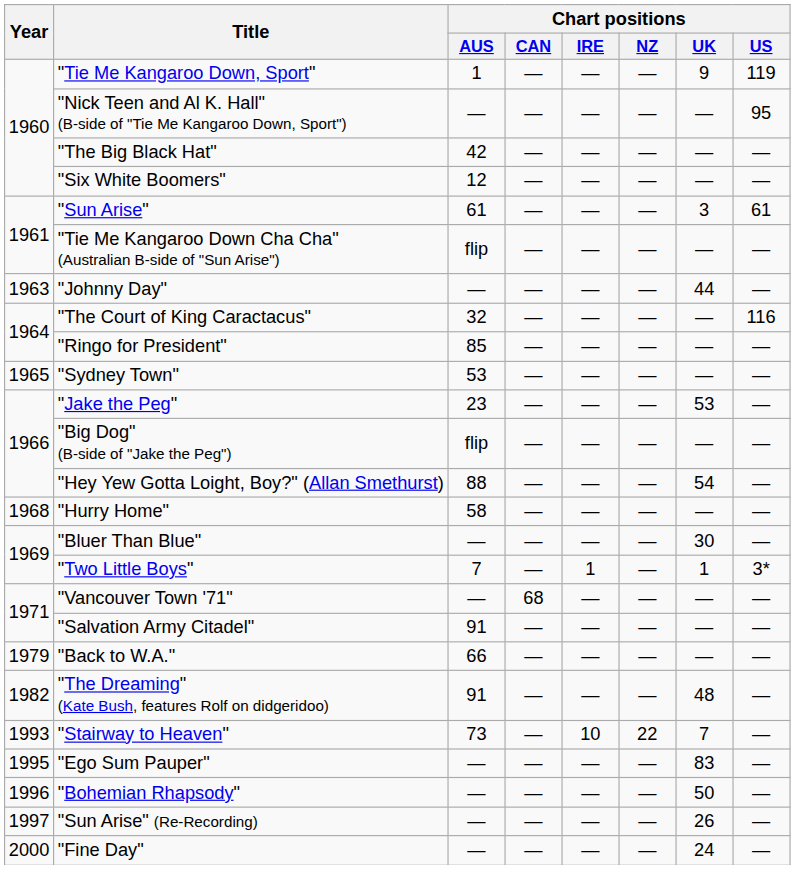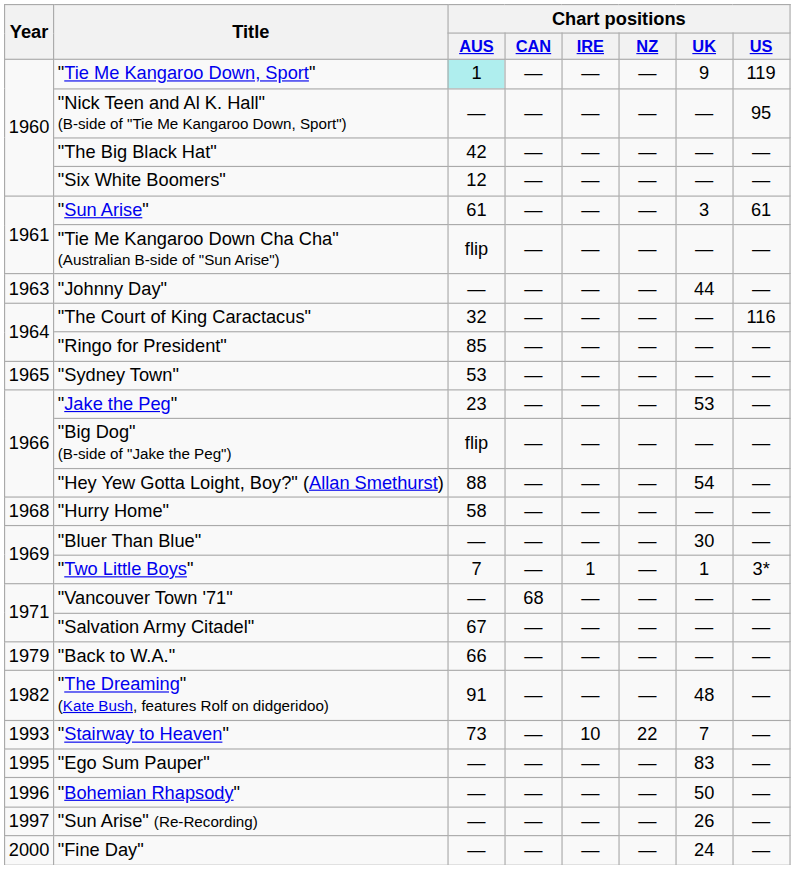(476, 73) no background -> (476, 73) paleturquoise background
(476, 627) 91 -> (476, 627) 67
